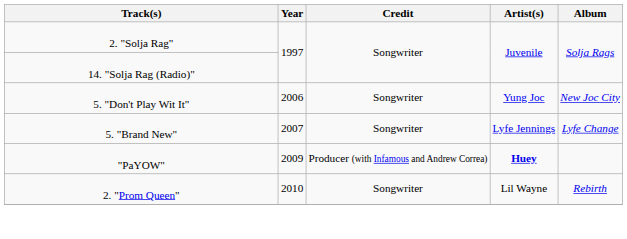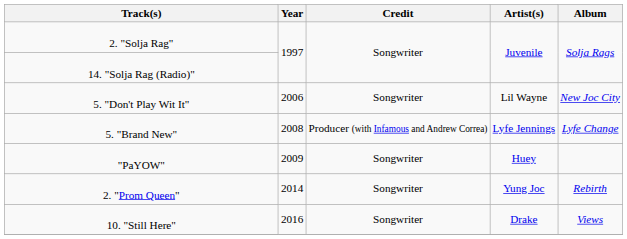(524, 98) Yung Joc -> (524, 98) Lil Wayne
(292, 128) 2007 -> (292, 128) 2008
(398, 128) Songwriter -> (398, 128) Producer (with Infamous and Andrew Correa)
(398, 158) Producer (with Infamous and Andrew Correa) -> (398, 158) Songwriter
(524, 158) bold -> (524, 158) normal
(292, 189) 2010 -> (292, 189) 2014
(524, 189) Lil Wayne -> (524, 189) Yung Joc
+ row: (141, 225)
